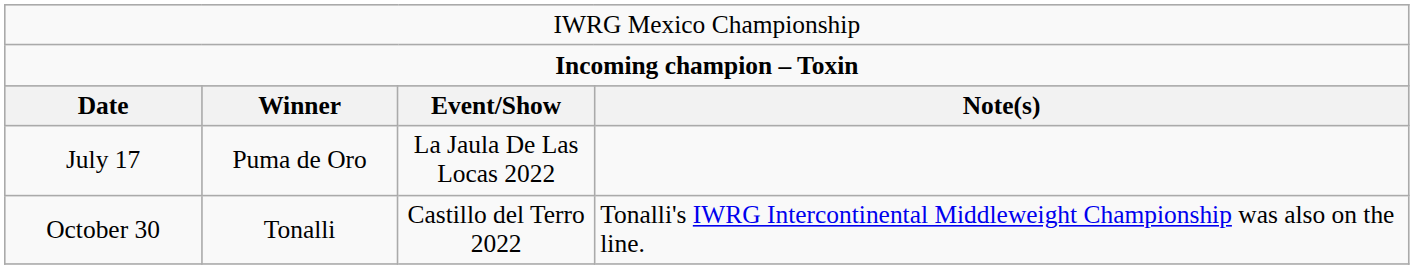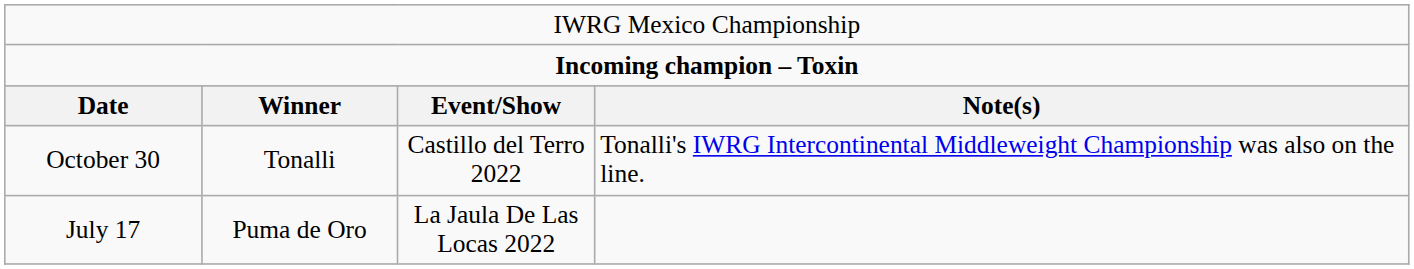rows swapped: (103, 160) <-> (103, 228)
